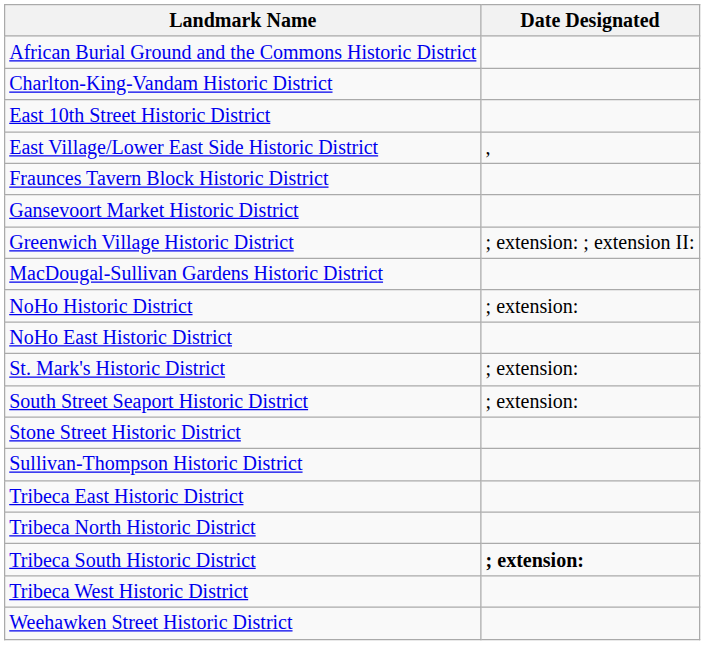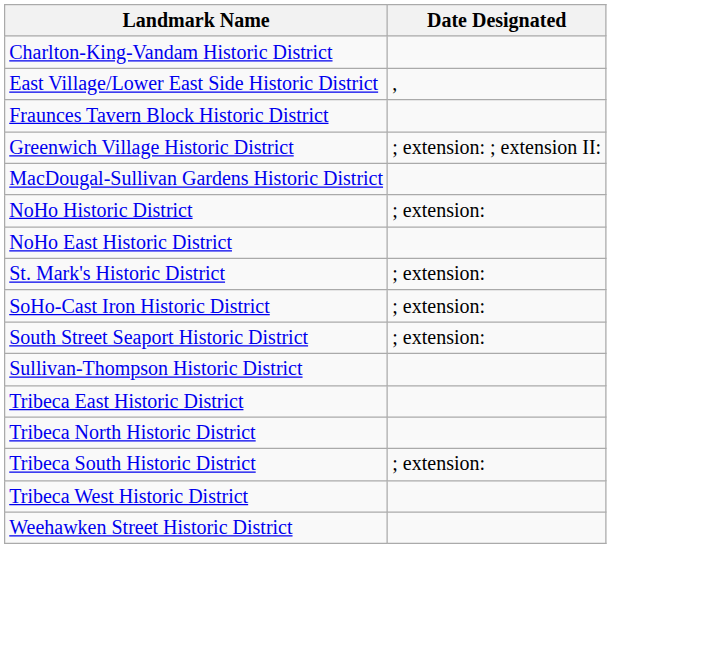- row: (243, 52)
- row: (140, 115)
- row: (154, 210)
+ row: (139, 305)
- row: (125, 432)
(535, 559) bold -> (439, 464) normal
